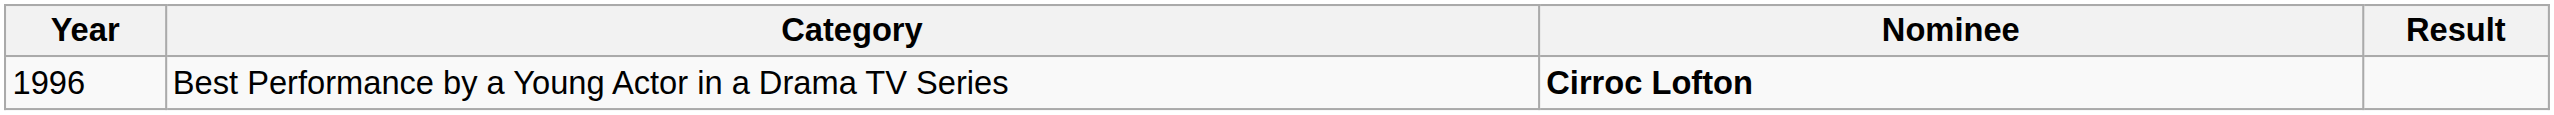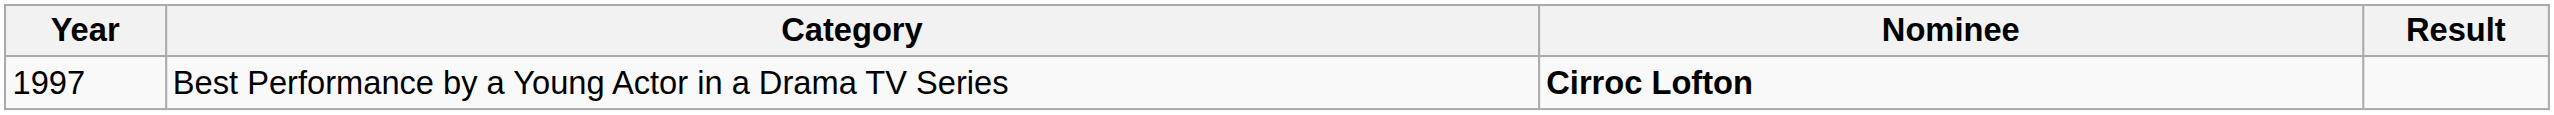(49, 82) 1996 -> (49, 82) 1997
